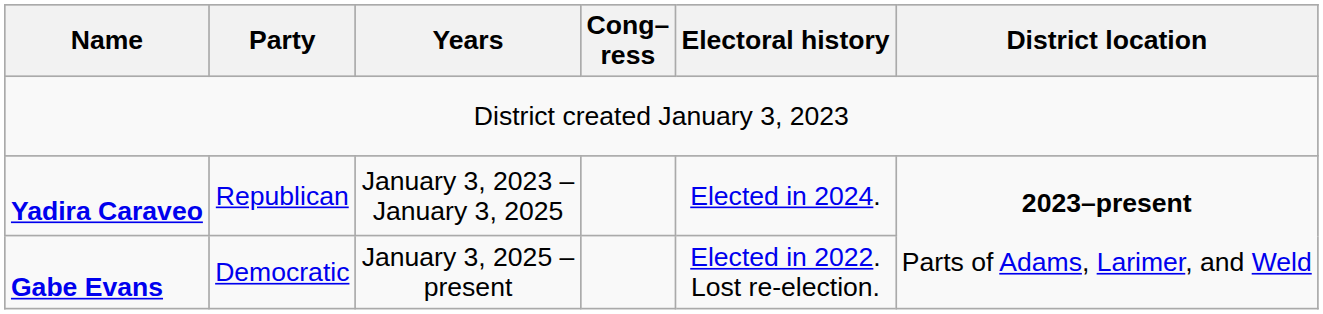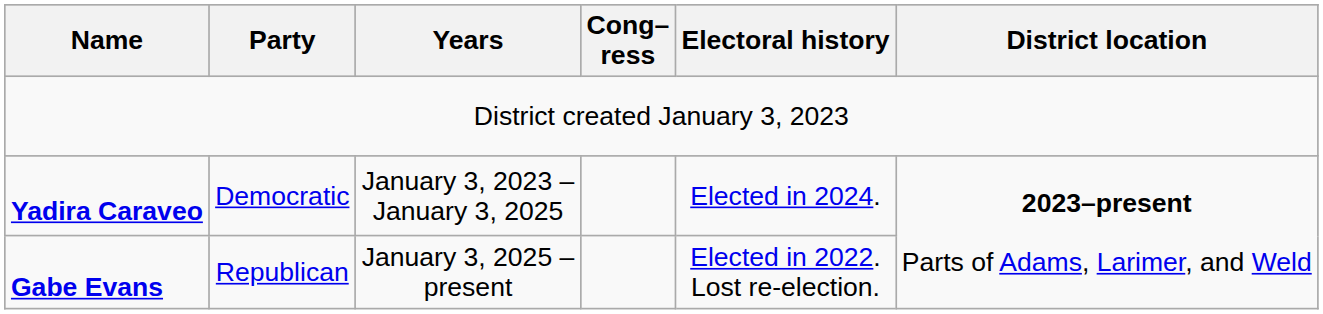(282, 196) Republican -> (282, 196) Democratic
(282, 271) Democratic -> (282, 271) Republican
